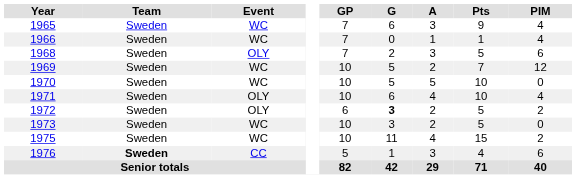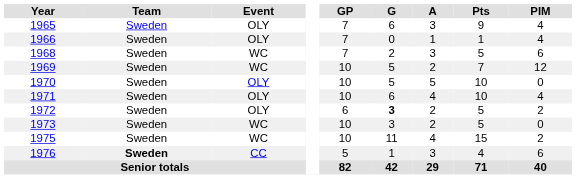(258, 25) WC -> (258, 25) OLY
(258, 39) WC -> (258, 39) OLY
(258, 53) OLY -> (258, 53) WC
(258, 82) WC -> (258, 82) OLY
